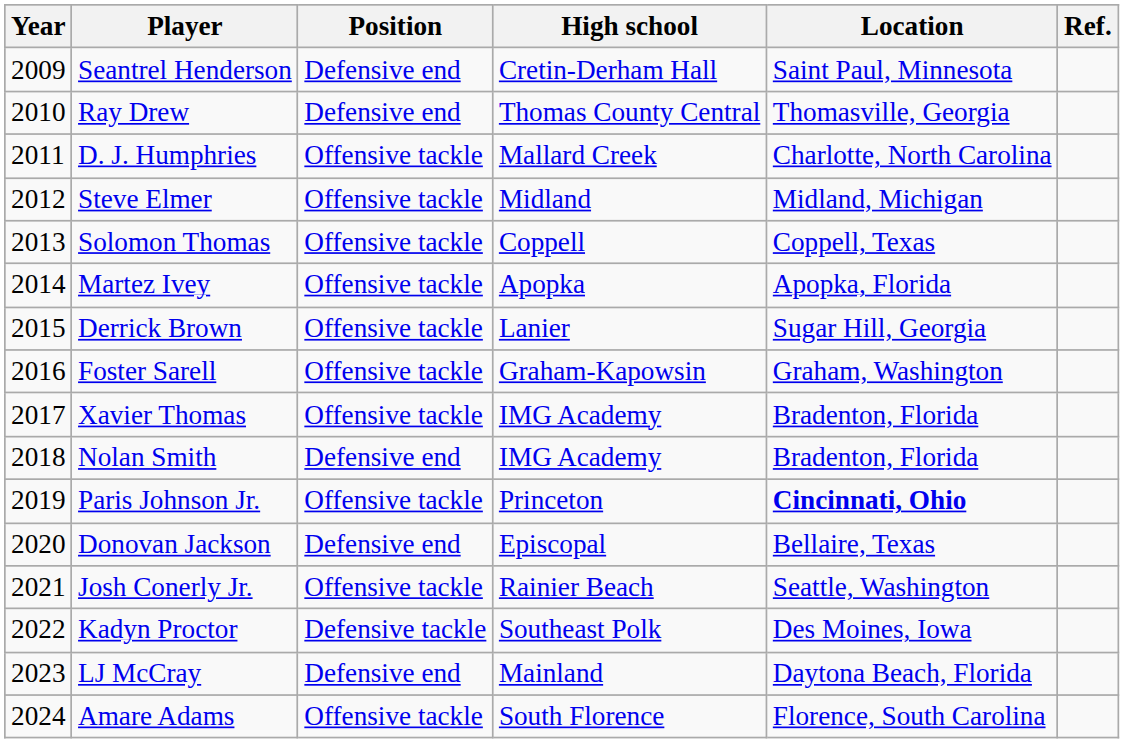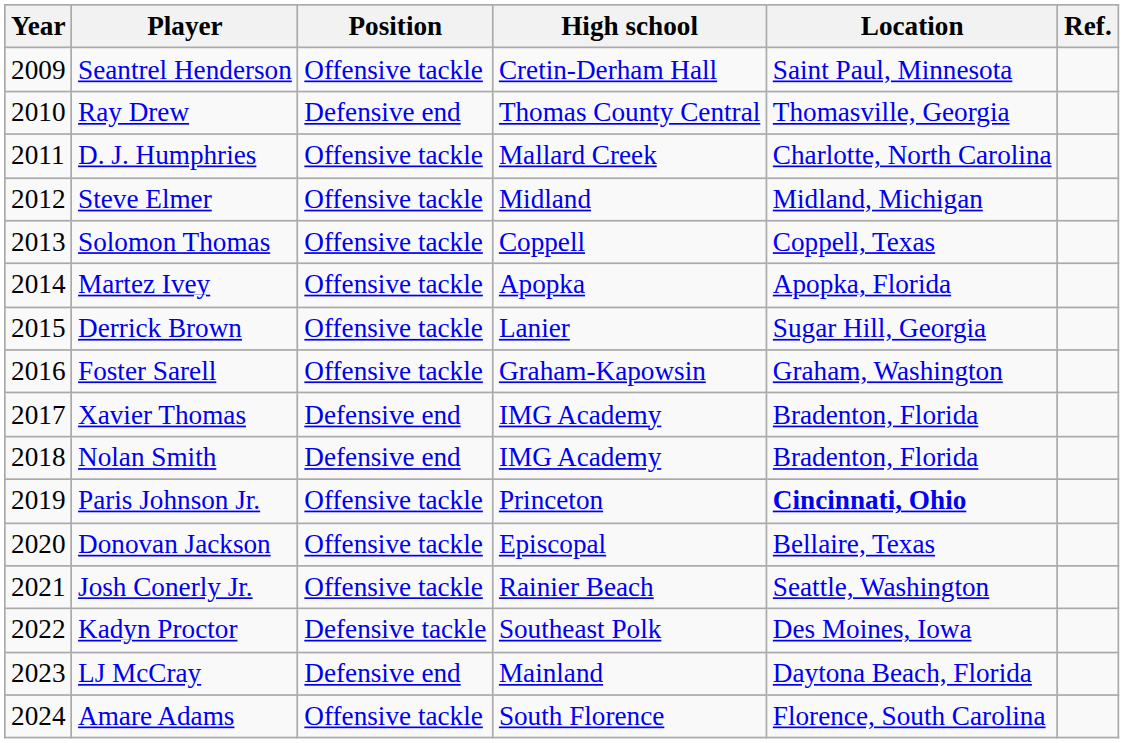(383, 69) Defensive end -> (394, 69) Offensive tackle
(394, 414) Offensive tackle -> (383, 414) Defensive end
(383, 543) Defensive end -> (394, 543) Offensive tackle
